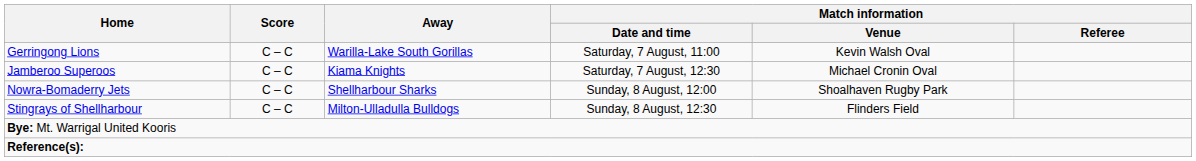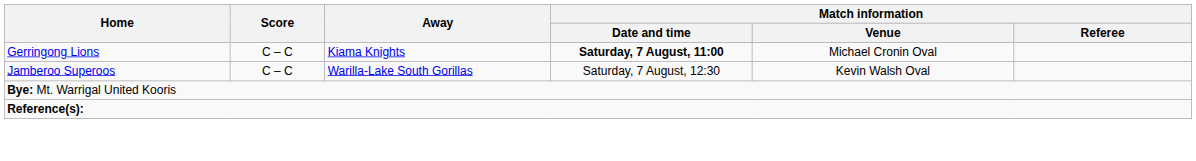(400, 52) Warilla-Lake South Gorillas -> (366, 52) Kiama Knights
(651, 52) normal -> (651, 52) bold
(883, 52) Kevin Walsh Oval -> (883, 52) Michael Cronin Oval
(366, 71) Kiama Knights -> (400, 71) Warilla-Lake South Gorillas
(883, 71) Michael Cronin Oval -> (883, 71) Kevin Walsh Oval
- row: (68, 90)
- row: (75, 109)
